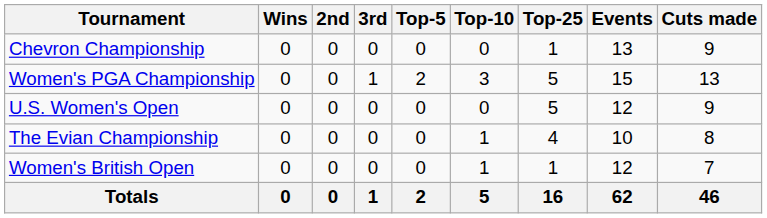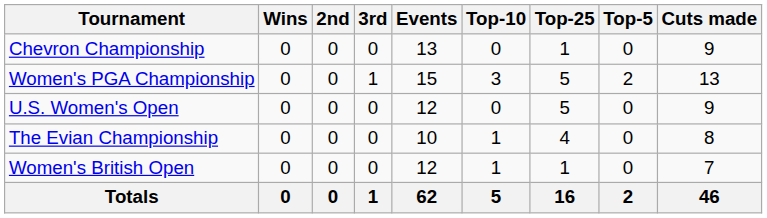columns swapped: (421, 19) <-> (622, 19)
